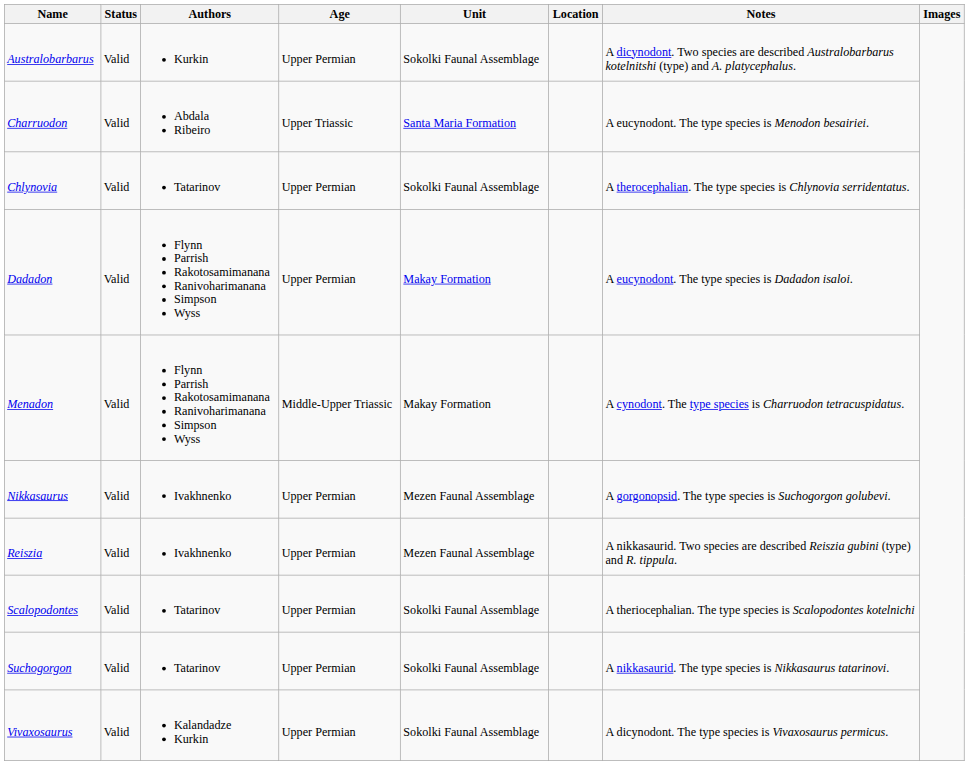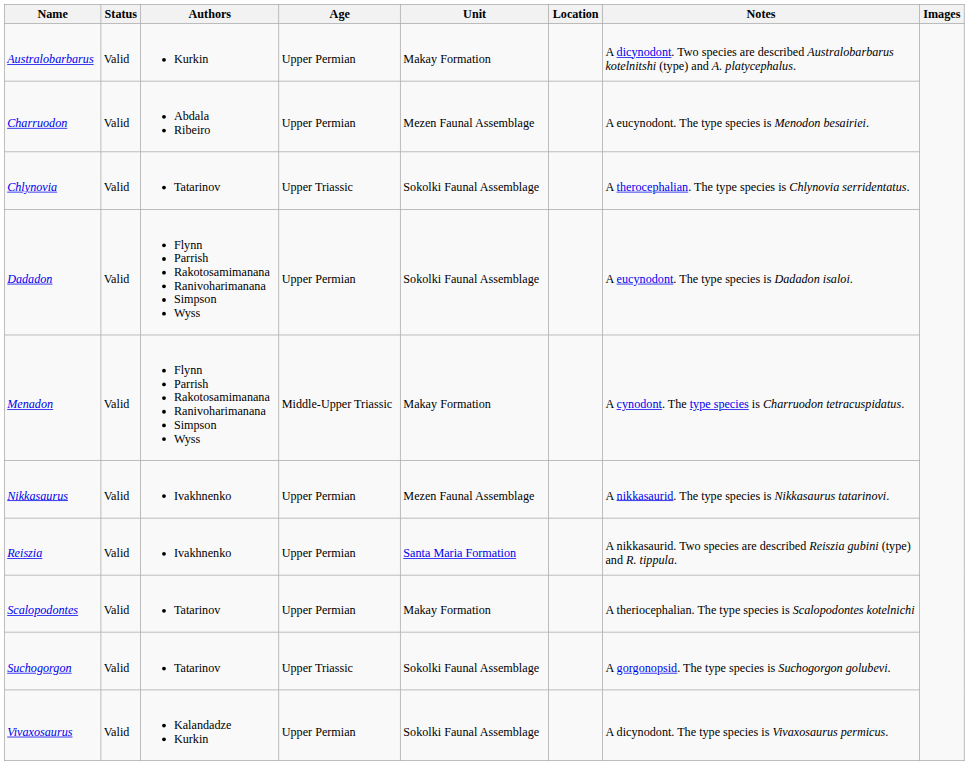(471, 59) Sokolki Faunal Assemblage -> (447, 59) Makay Formation
(317, 123) Upper Triassic -> (319, 123) Upper Permian
(460, 123) Santa Maria Formation -> (469, 123) Mezen Faunal Assemblage
(319, 187) Upper Permian -> (317, 187) Upper Triassic
(447, 279) Makay Formation -> (471, 279) Sokolki Faunal Assemblage
(748, 496) A gorgonopsid. The type species is Suchogorgon golubevi. -> (747, 496) A nikkasaurid. The type species is Nikkasaurus tatarinovi.
(469, 553) Mezen Faunal Assemblage -> (460, 553) Santa Maria Formation
(471, 610) Sokolki Faunal Assemblage -> (447, 610) Makay Formation
(319, 668) Upper Permian -> (317, 668) Upper Triassic
(747, 668) A nikkasaurid. The type species is Nikkasaurus tatarinovi. -> (748, 668) A gorgonopsid. The type species is Suchogorgon golubevi.
